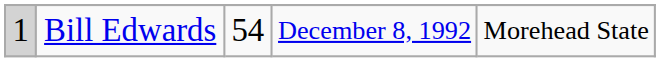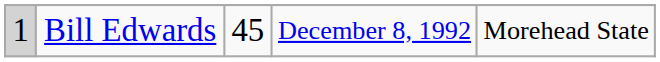(248, 30) 54 -> (248, 30) 45
